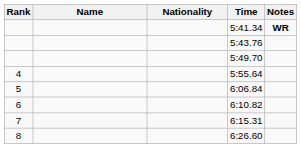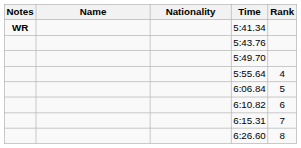columns swapped: (18, 12) <-> (281, 12)
